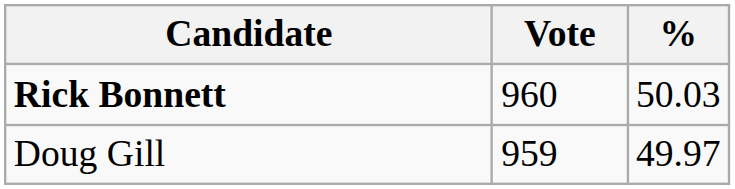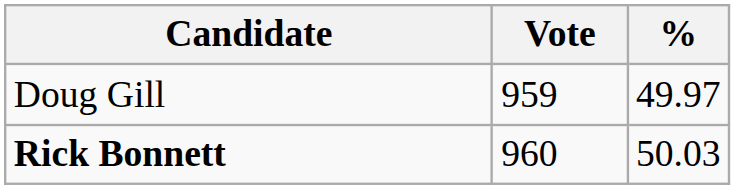rows swapped: (120, 93) <-> (90, 153)
